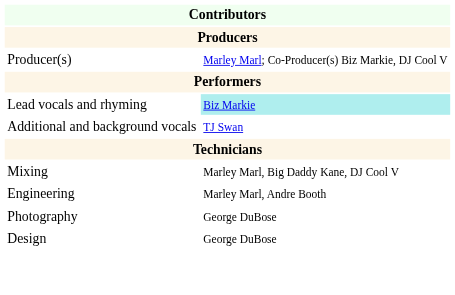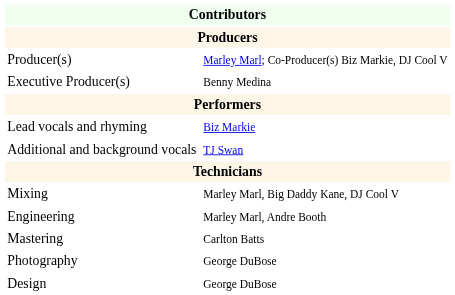+ row: (69, 82)
(229, 105) paleturquoise background -> (229, 127) no background
+ row: (35, 238)
